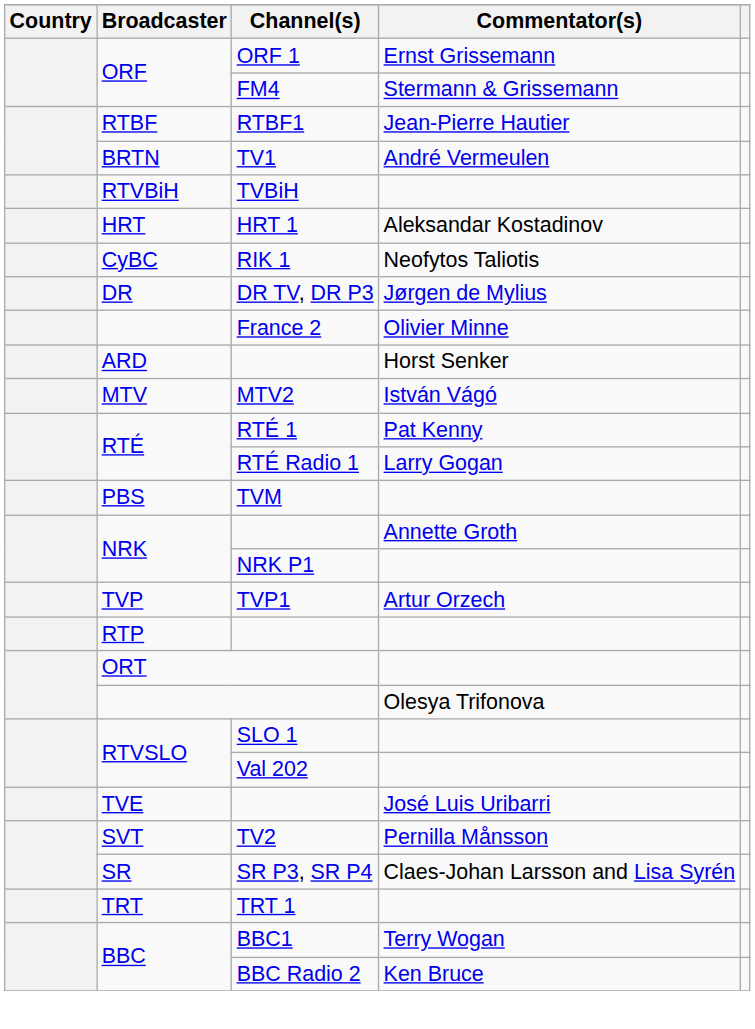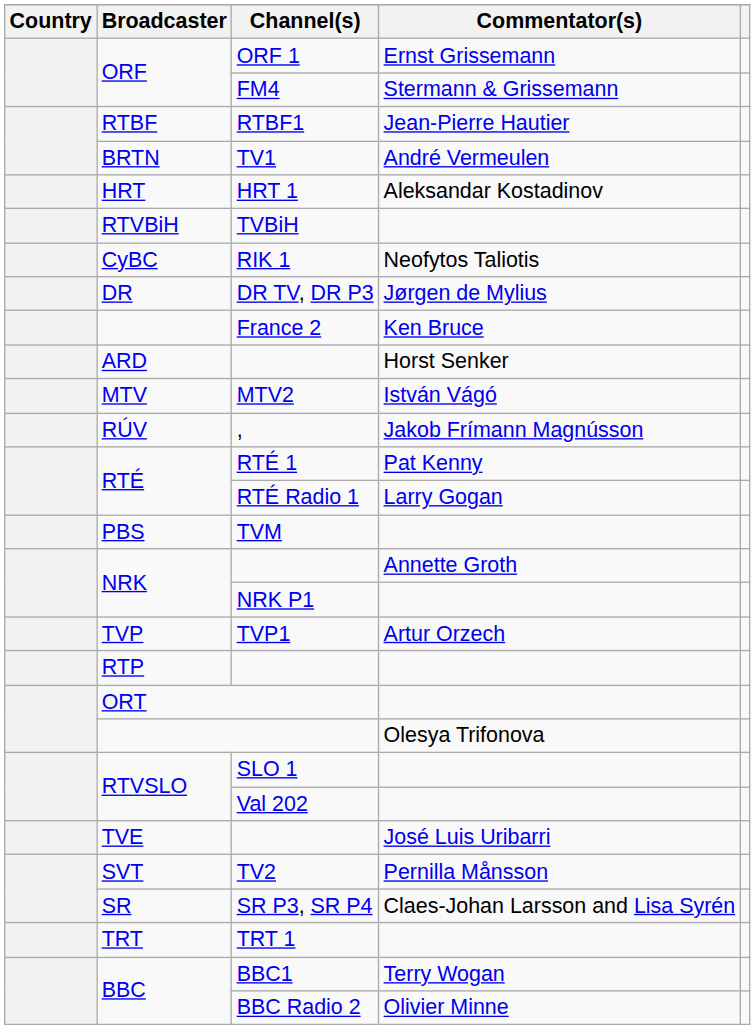rows swapped: (140, 191) <-> (124, 225)
(446, 327) Olivier Minne -> (434, 327) Ken Bruce
+ row: (124, 429)
(434, 973) Ken Bruce -> (446, 1007) Olivier Minne
